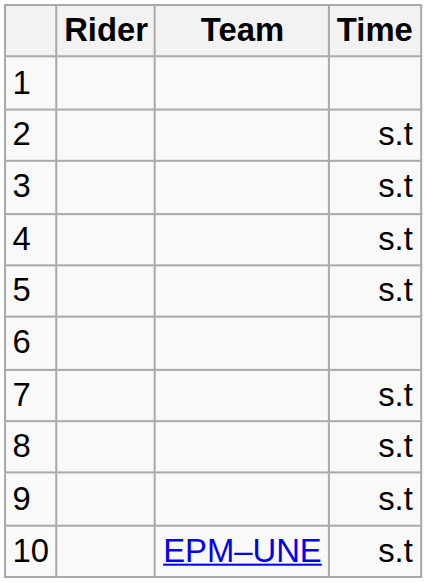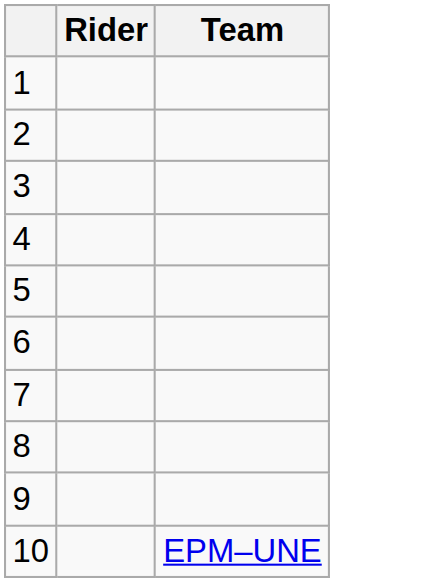- column: (375, 30)
